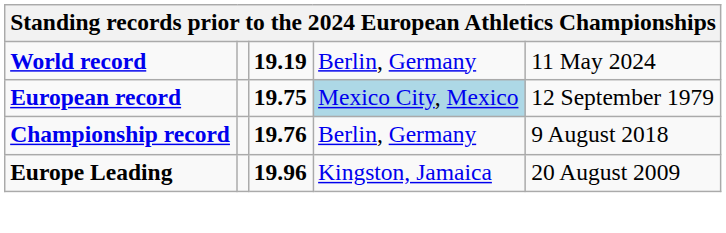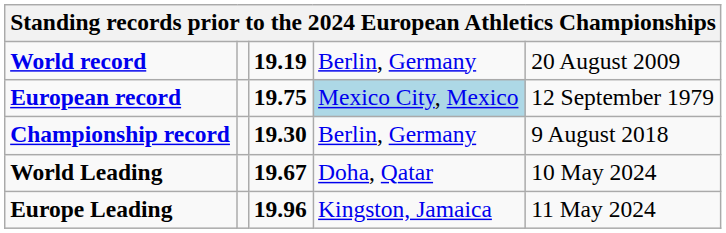(593, 60) 11 May 2024 -> (606, 60) 20 August 2009
(280, 135) 19.76 -> (280, 135) 19.30
+ row: (86, 172)
(606, 172) 20 August 2009 -> (593, 209) 11 May 2024
